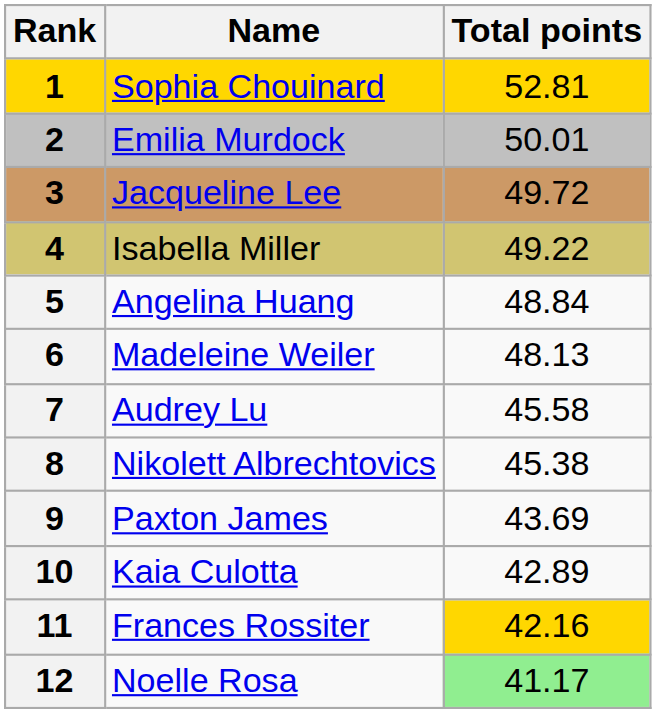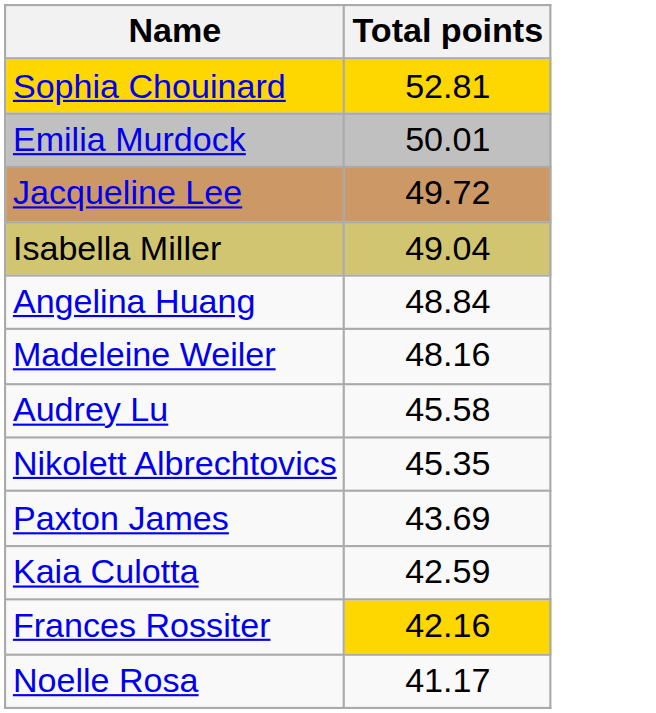- column: (55, 31)
(547, 247) 49.22 -> (448, 247) 49.04
(547, 355) 48.13 -> (448, 355) 48.16
(547, 463) 45.38 -> (448, 463) 45.35
(547, 572) 42.89 -> (448, 572) 42.59
(547, 680) lightgreen background -> (448, 680) no background
